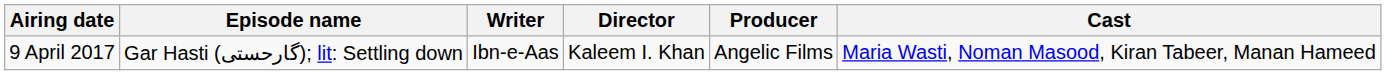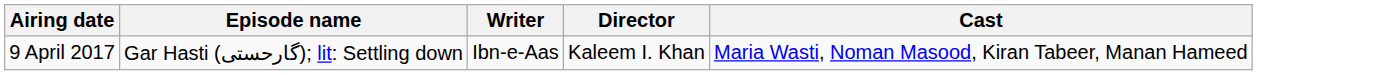- column: (774, 20)
